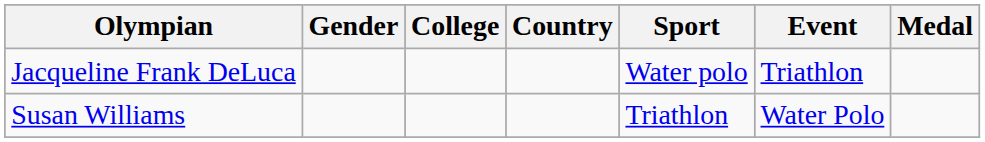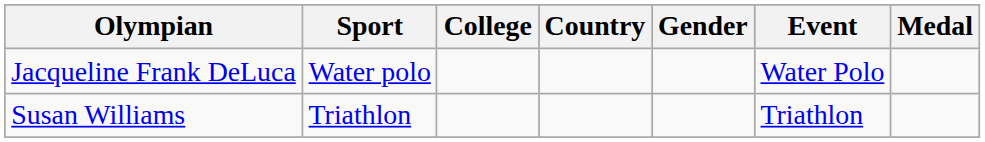columns swapped: (353, 26) <-> (687, 26)
(812, 70) Triathlon -> (822, 70) Water Polo
(822, 114) Water Polo -> (812, 114) Triathlon
